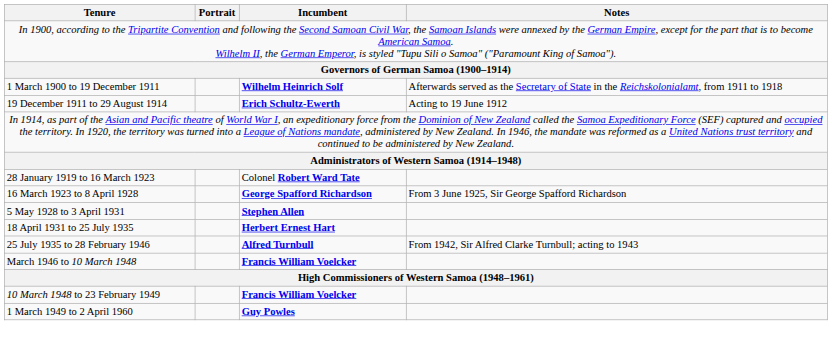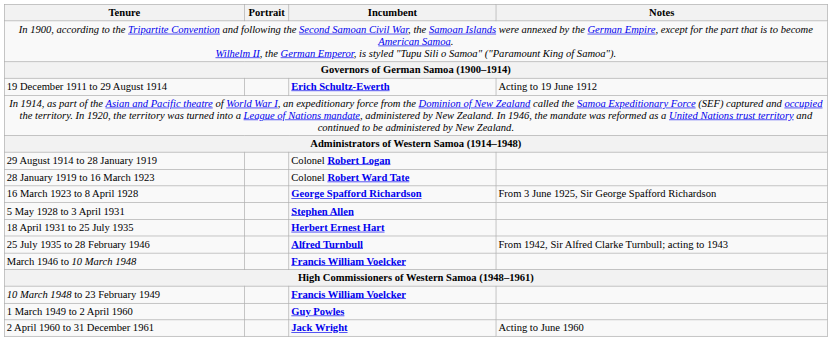- row: (83, 86)
+ row: (82, 160)
+ row: (80, 328)
